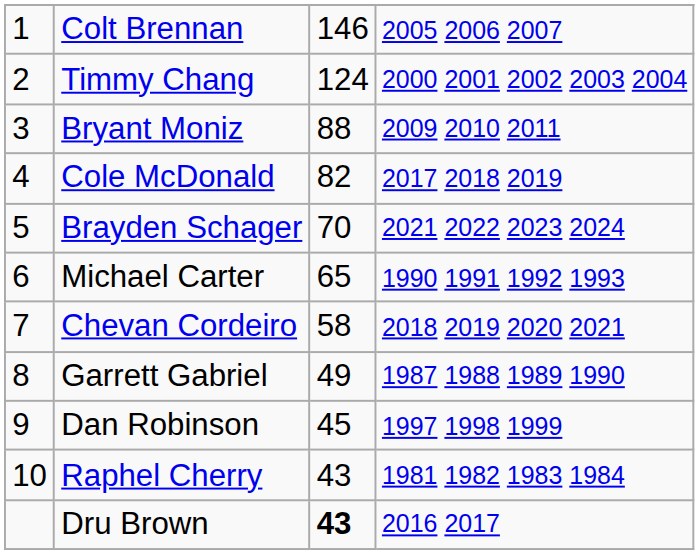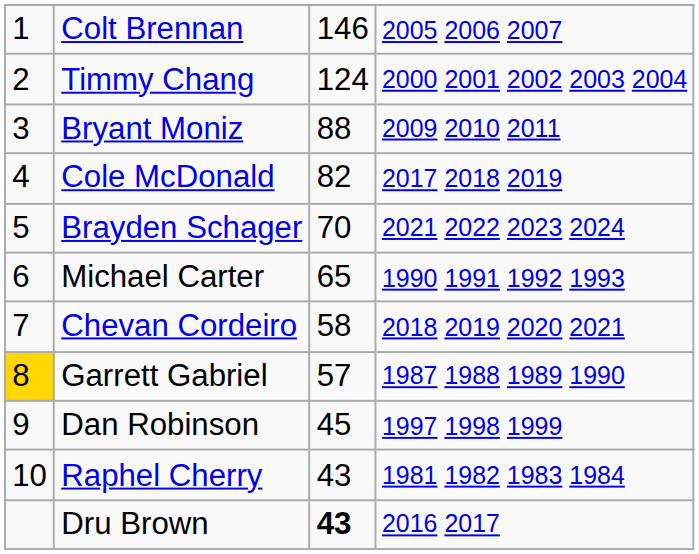(21, 375) no background -> (21, 375) gold background
(334, 375) 49 -> (334, 375) 57
